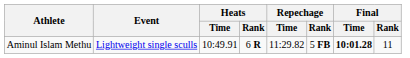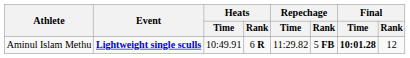(147, 45) normal -> (149, 45) bold
(388, 45) 11 -> (392, 45) 12
